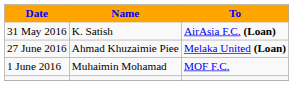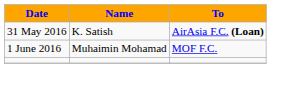- row: (37, 48)
